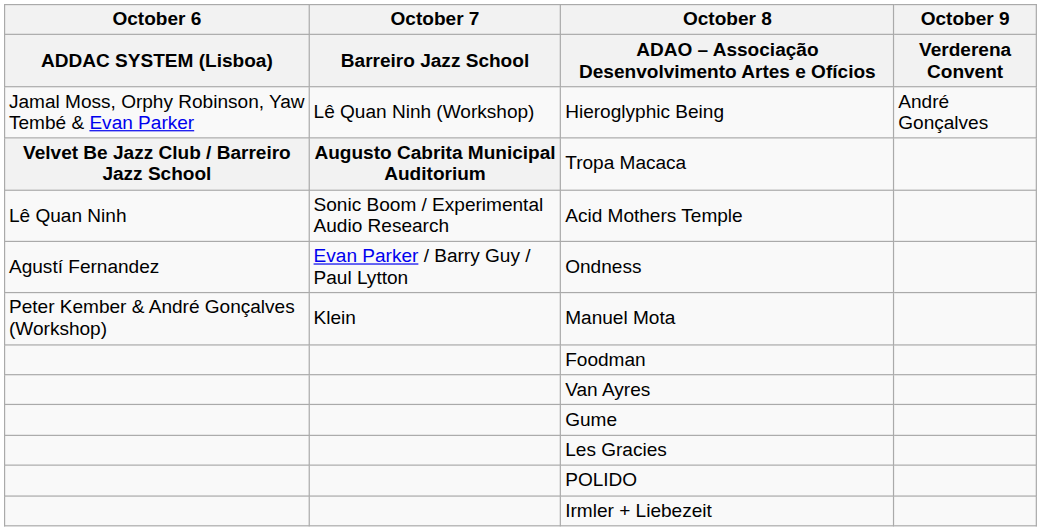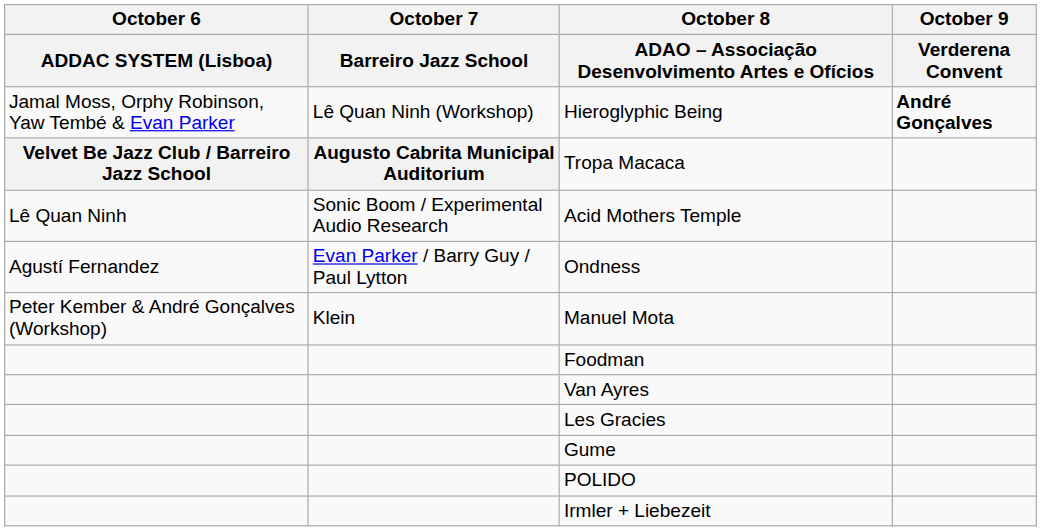(943, 112) normal -> (945, 112) bold
rows swapped: (591, 419) <-> (616, 450)
